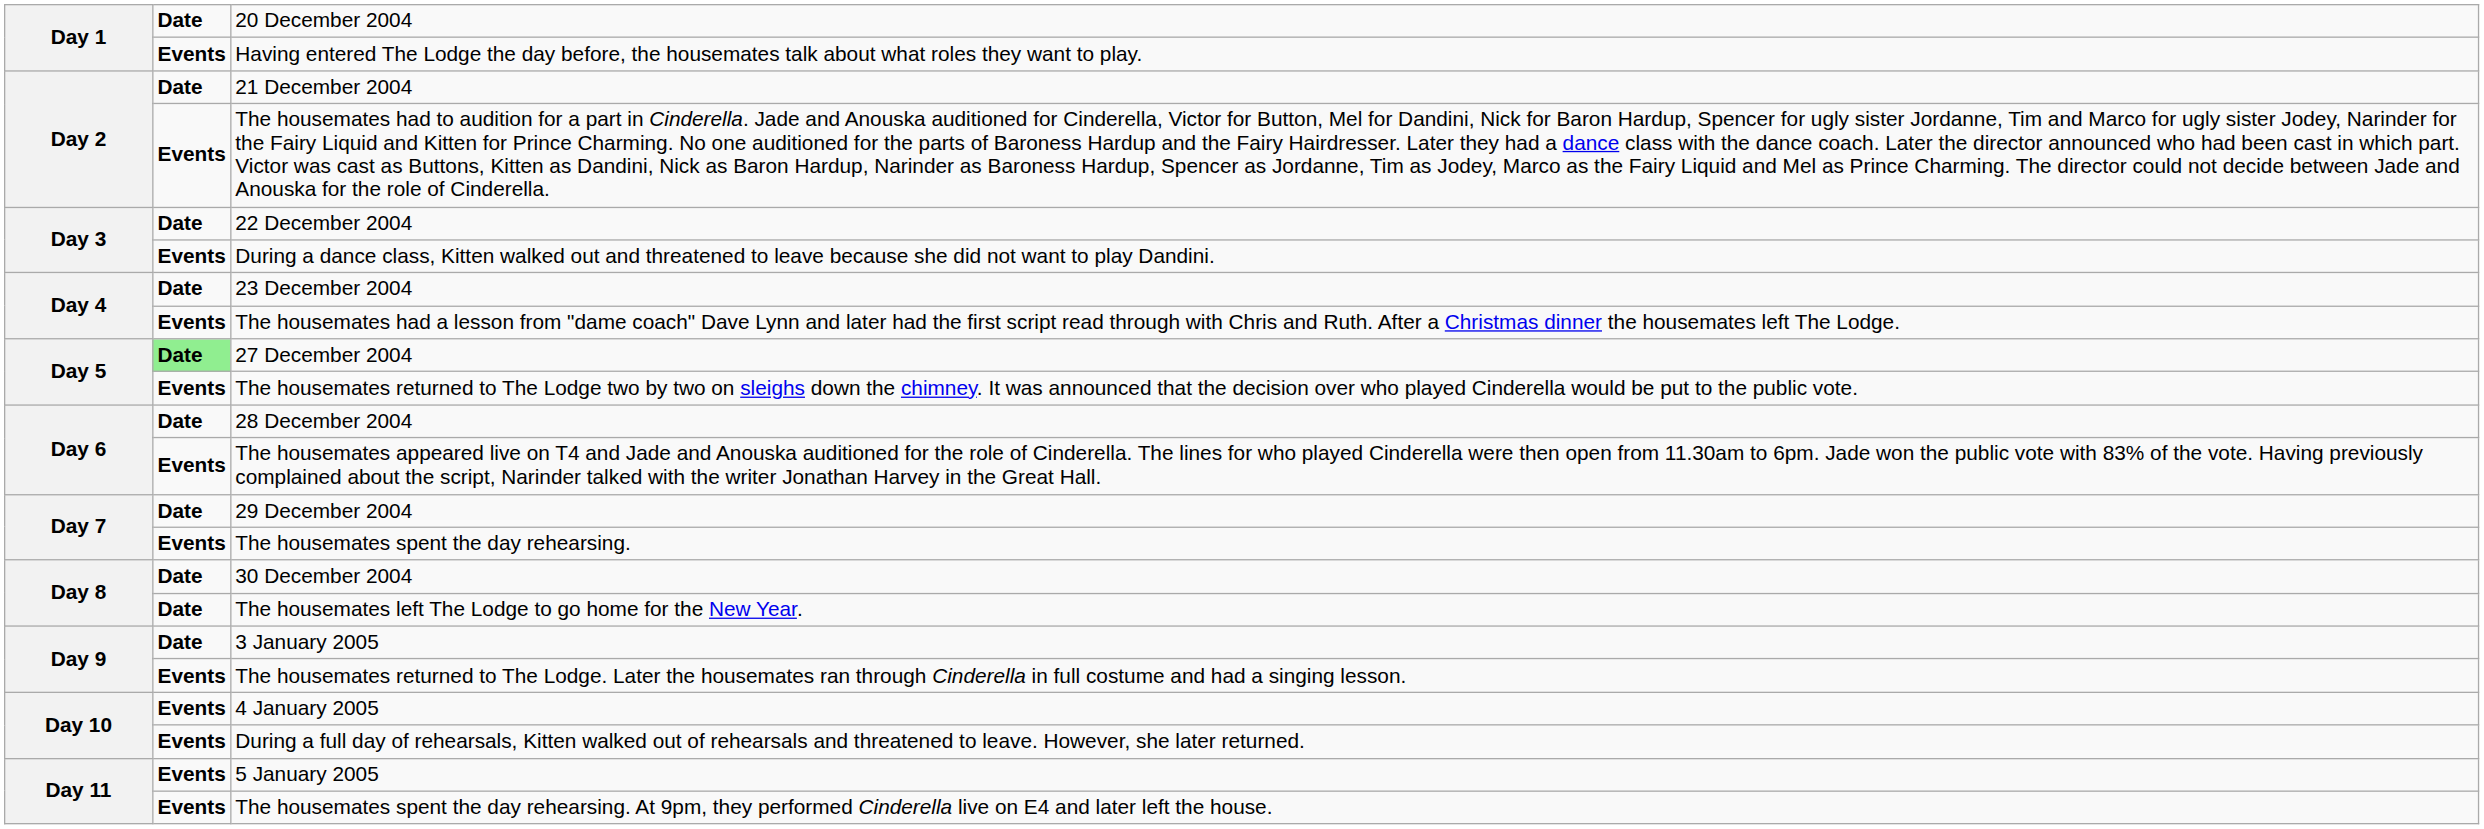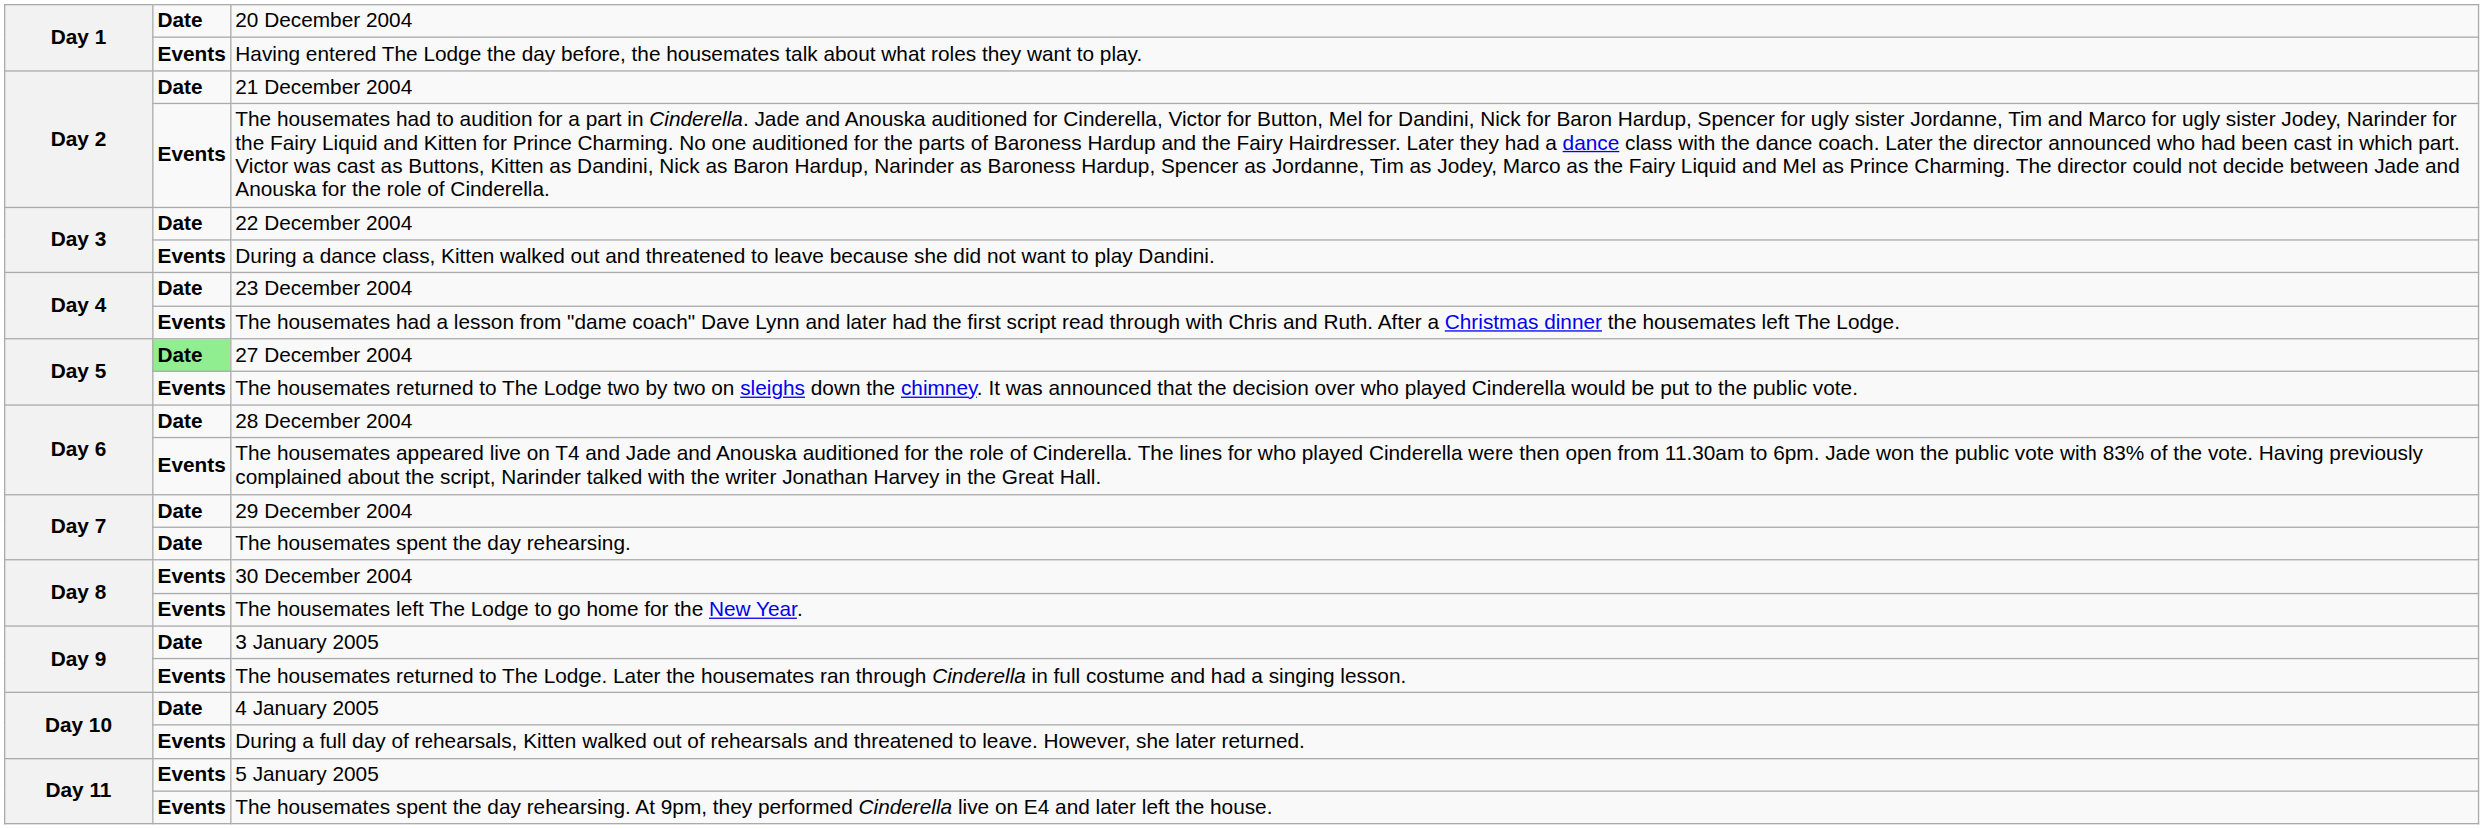(192, 543) Events -> (180, 543) Date
(180, 576) Date -> (192, 576) Events
(180, 609) Date -> (192, 609) Events
(192, 708) Events -> (180, 708) Date
